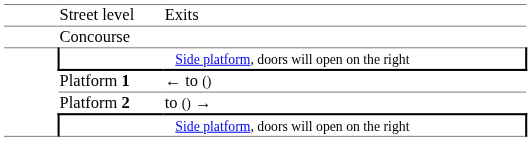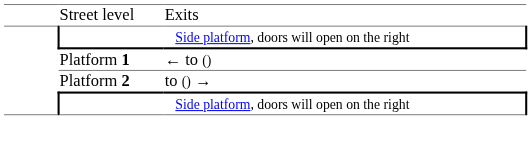- row: (95, 36)
